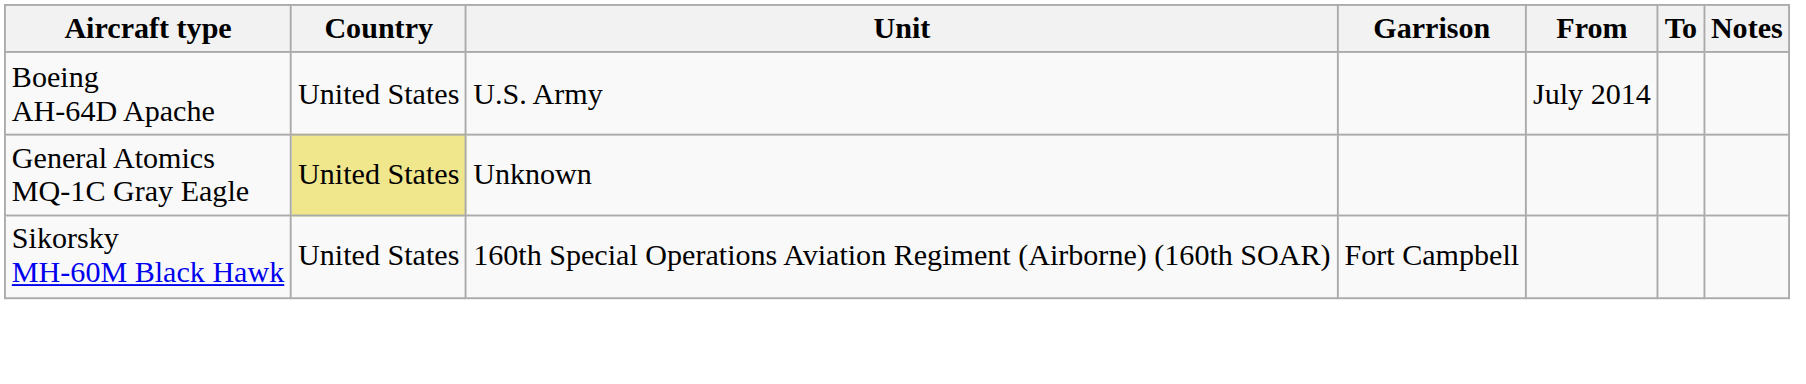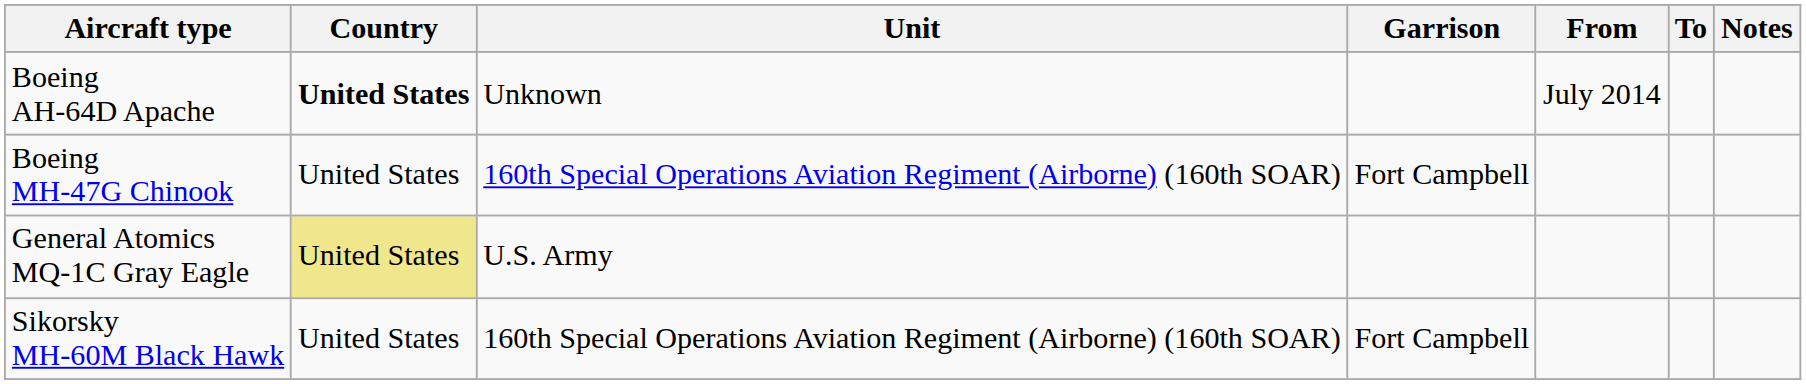(379, 92) normal -> (384, 92) bold
(538, 92) U.S. Army -> (543, 92) Unknown
+ row: (123, 174)
(533, 174) Unknown -> (548, 256) U.S. Army
